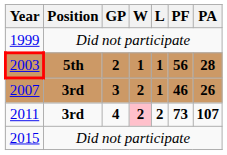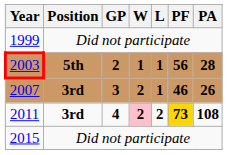(181, 114) no background -> (181, 114) gold background
(208, 114) 107 -> (208, 114) 108
